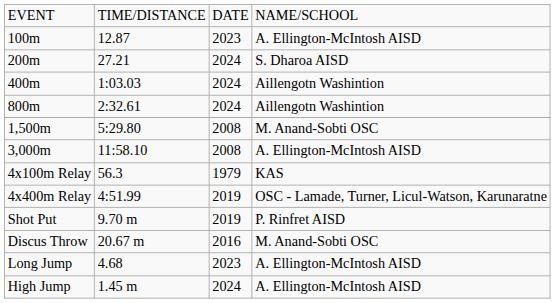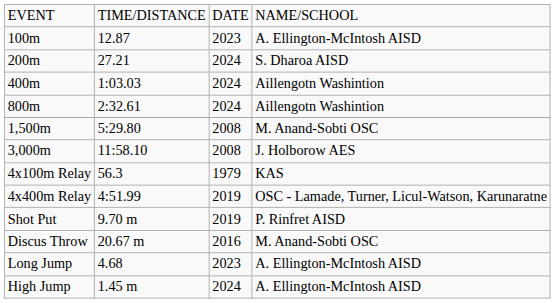(338, 151) A. Ellington-McIntosh AISD -> (305, 151) J. Holborow AES
